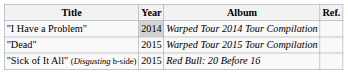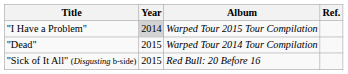(242, 28) Warped Tour 2014 Tour Compilation -> (242, 28) Warped Tour 2015 Tour Compilation
(242, 45) Warped Tour 2015 Tour Compilation -> (242, 45) Warped Tour 2014 Tour Compilation
